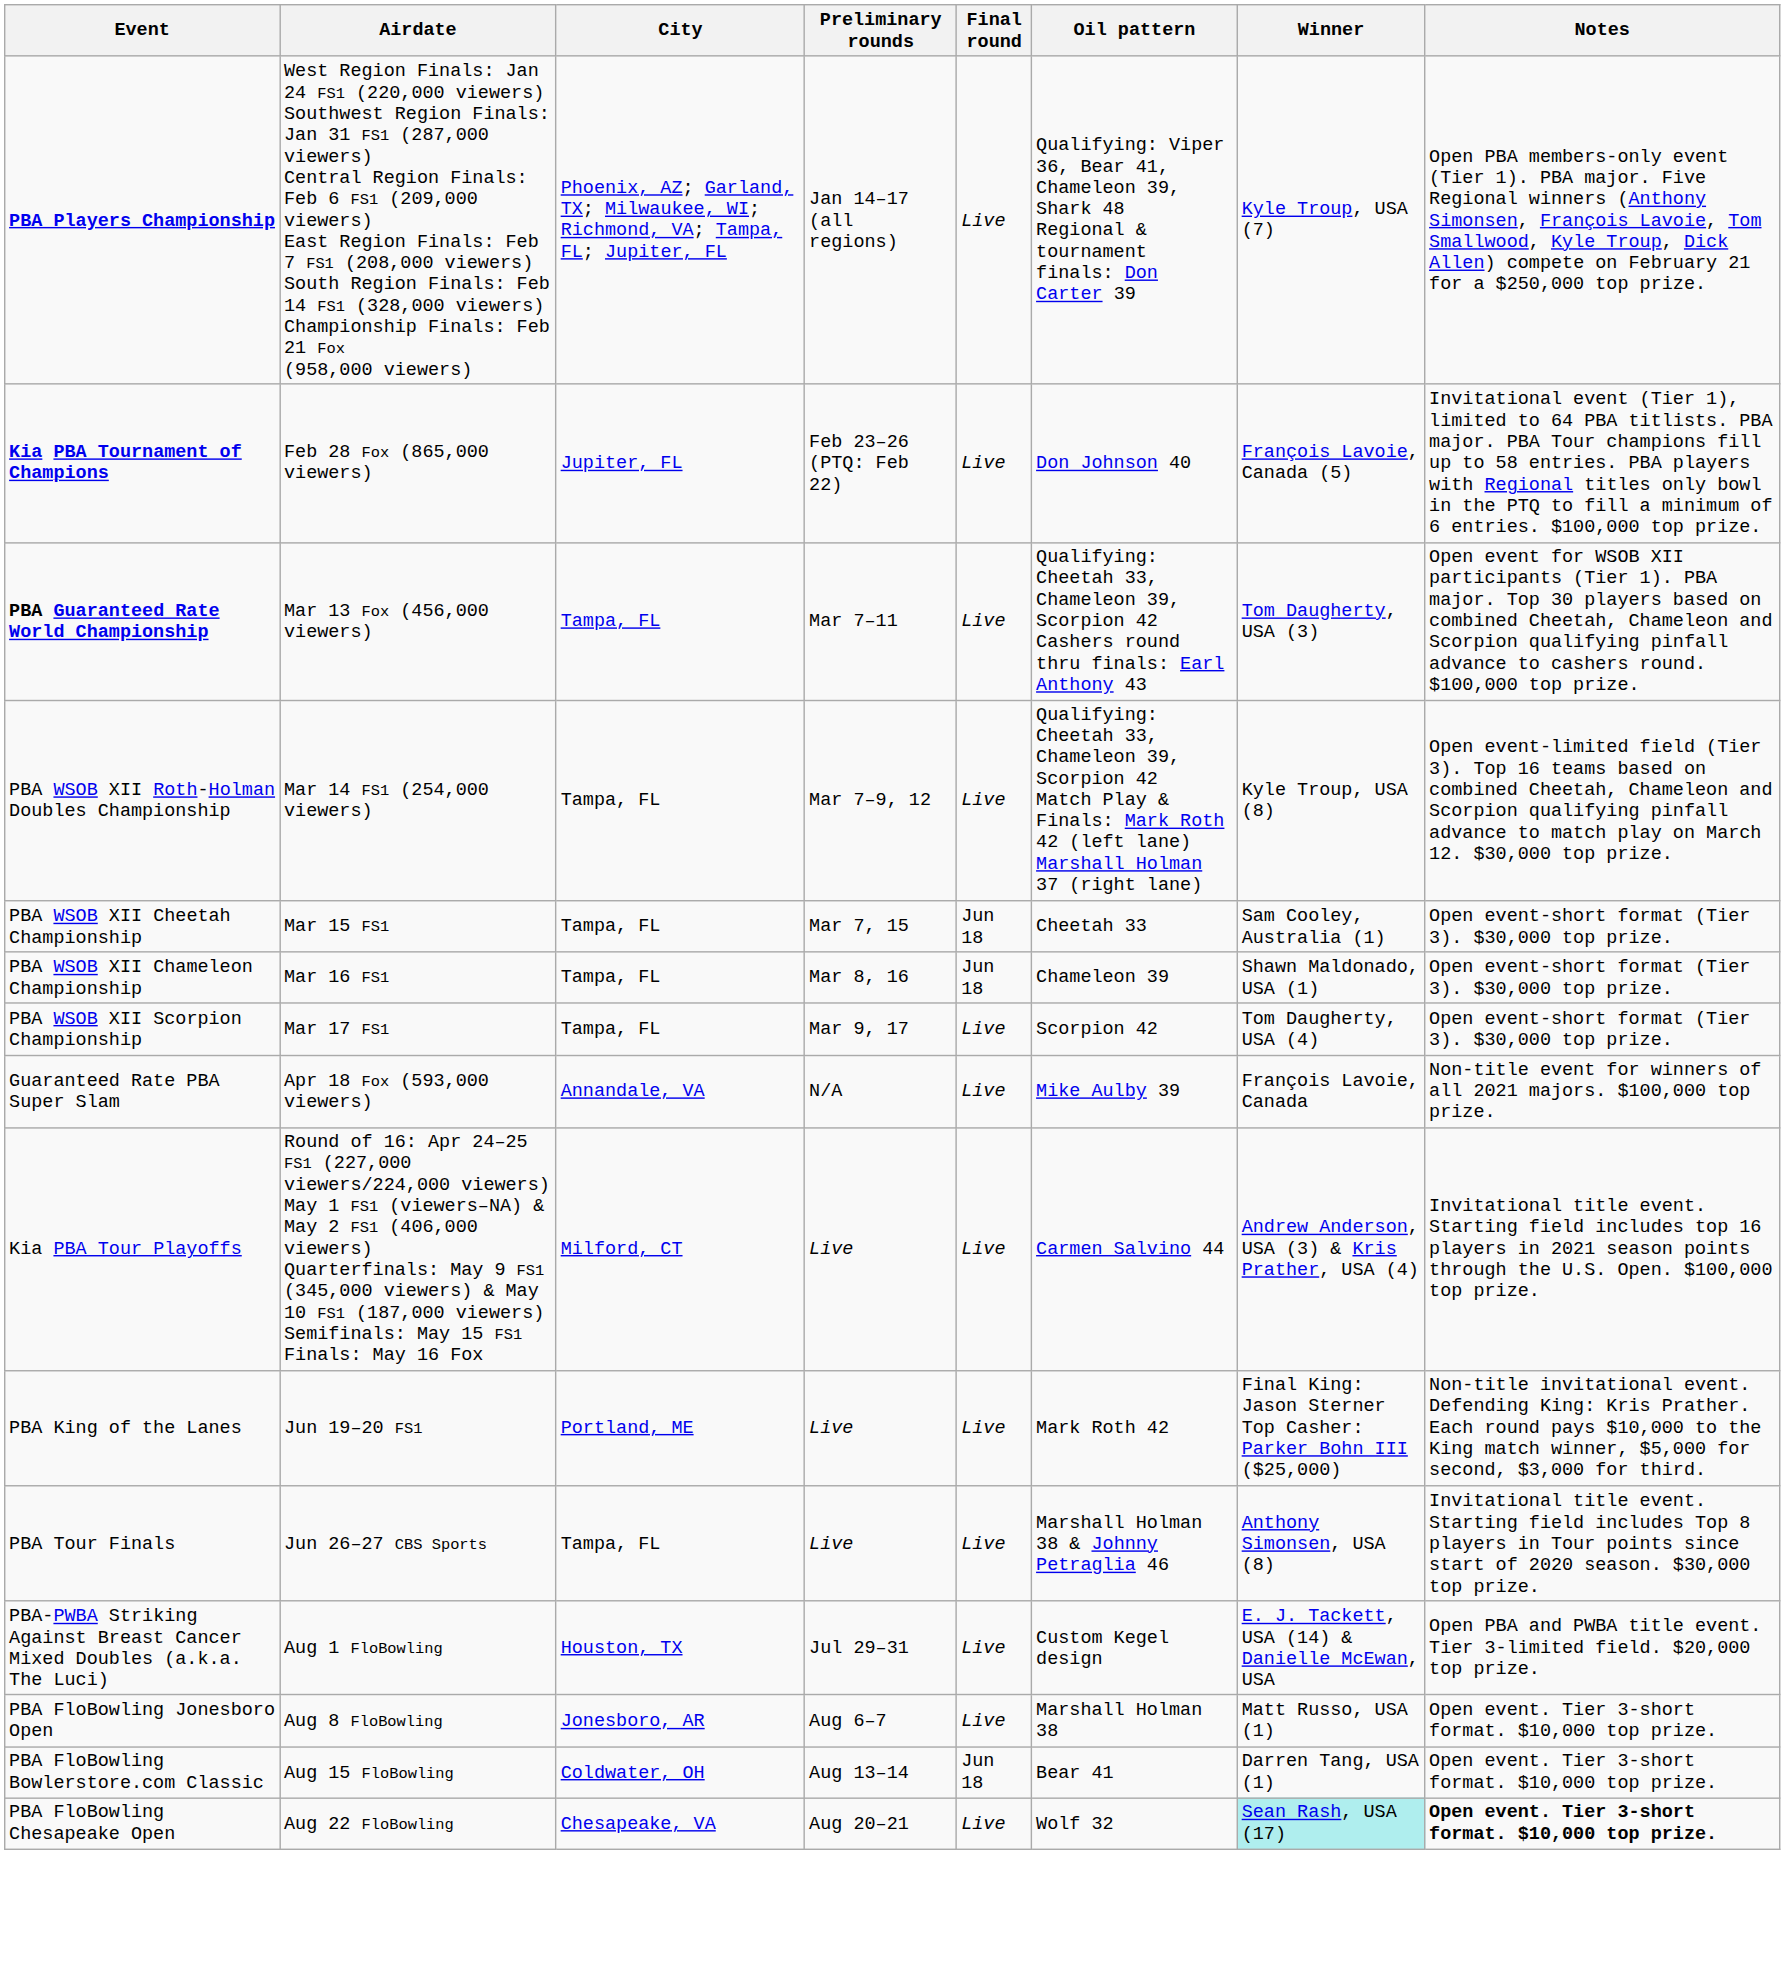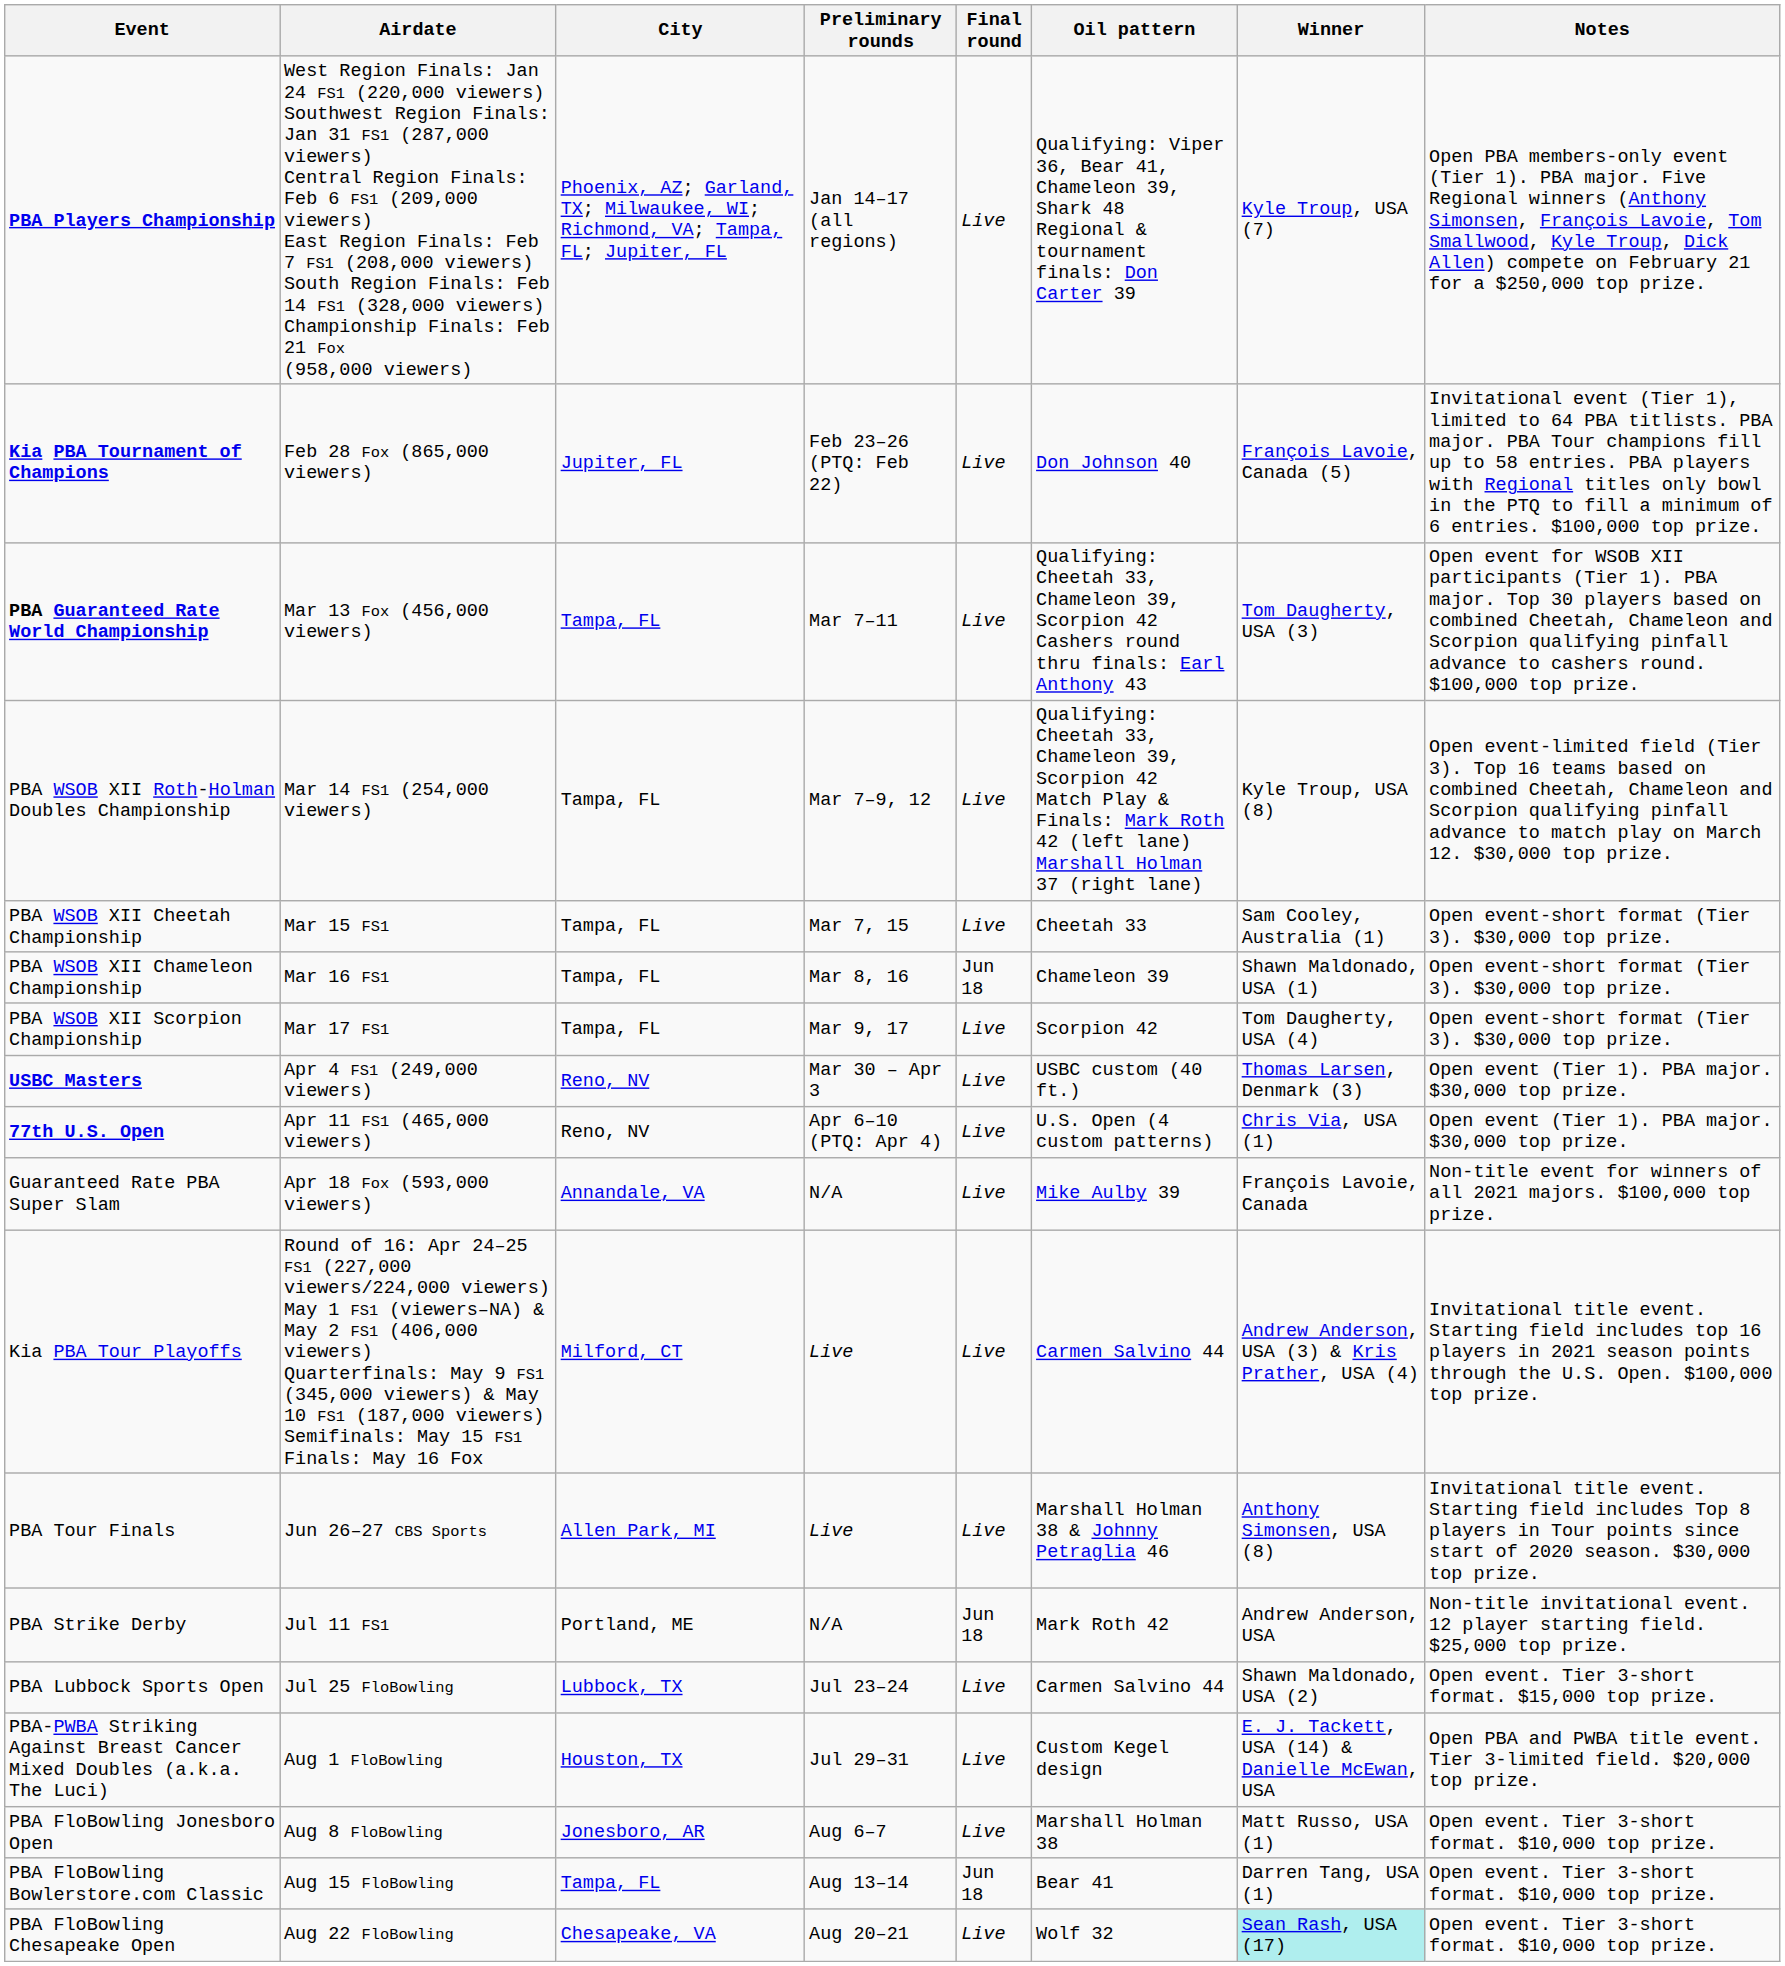(978, 926) Jun 18 -> (983, 926) Live
+ row: (76, 1080)
+ row: (87, 1132)
- row: (125, 1428)
(611, 1544) Tampa, FL -> (638, 1531) Allen Park, MI
+ row: (98, 1625)
+ row: (137, 1687)
(633, 1772) Coldwater, OH -> (611, 1884) Tampa, FL
(1573, 1824) bold -> (1573, 1935) normal
